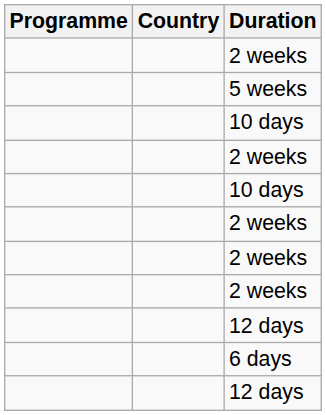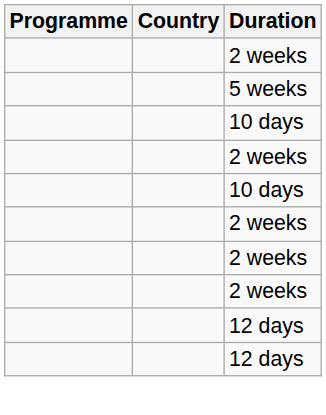- row: (69, 359)
